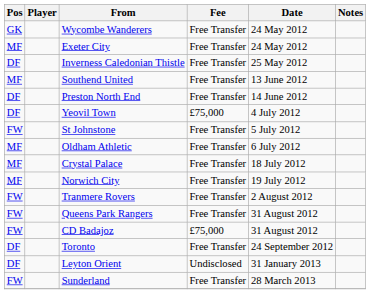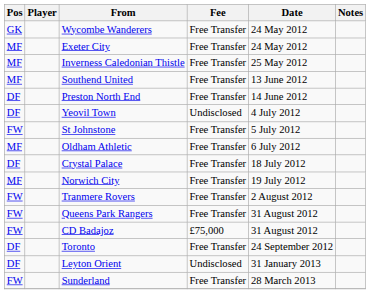(14, 63) DF -> (14, 63) MF
(207, 113) £75,000 -> (216, 113) Undisclosed
(14, 163) MF -> (14, 163) DF
